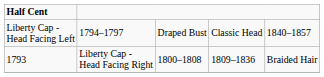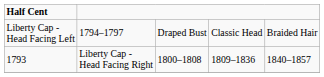(289, 33) 1840–1857 -> (292, 33) Braided Hair
(292, 59) Braided Hair -> (289, 59) 1840–1857
